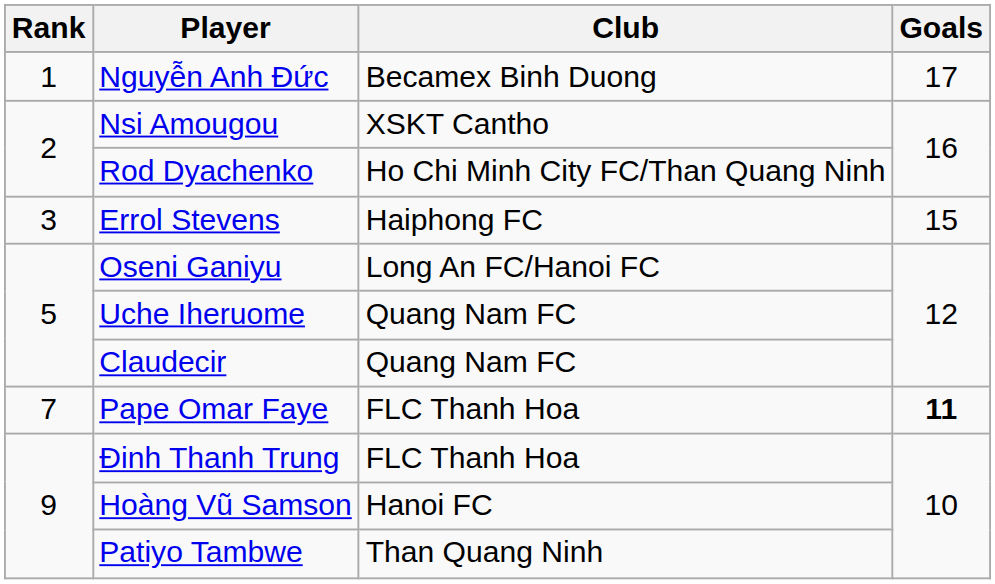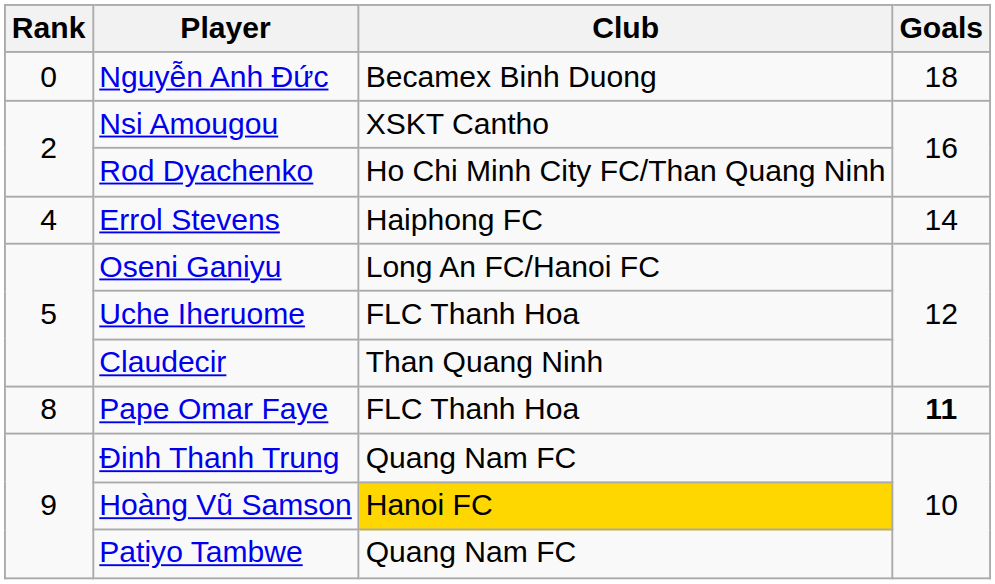(49, 76) 1 -> (49, 76) 0
(941, 76) 17 -> (941, 76) 18
(49, 219) 3 -> (49, 219) 4
(941, 219) 15 -> (941, 219) 14
(471, 314) Quang Nam FC -> (472, 314) FLC Thanh Hoa
(471, 362) Quang Nam FC -> (484, 362) Than Quang Ninh
(49, 409) 7 -> (49, 409) 8
(472, 457) FLC Thanh Hoa -> (471, 457) Quang Nam FC
(429, 505) no background -> (429, 505) gold background
(484, 553) Than Quang Ninh -> (471, 553) Quang Nam FC
